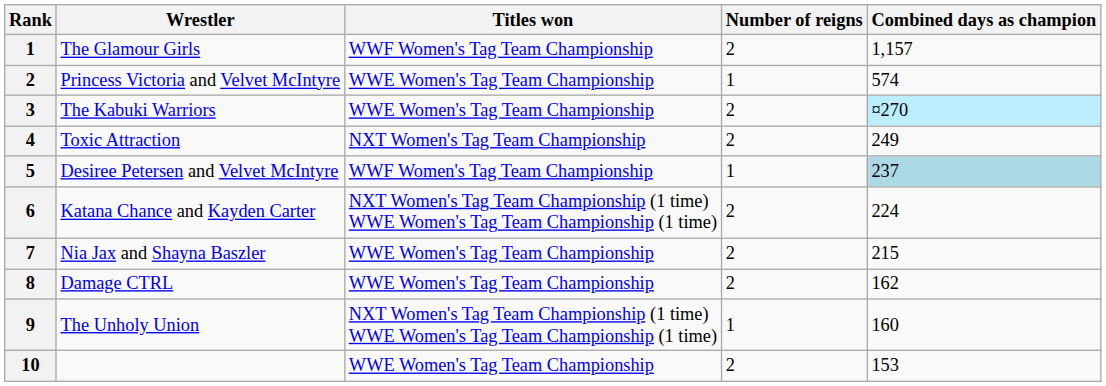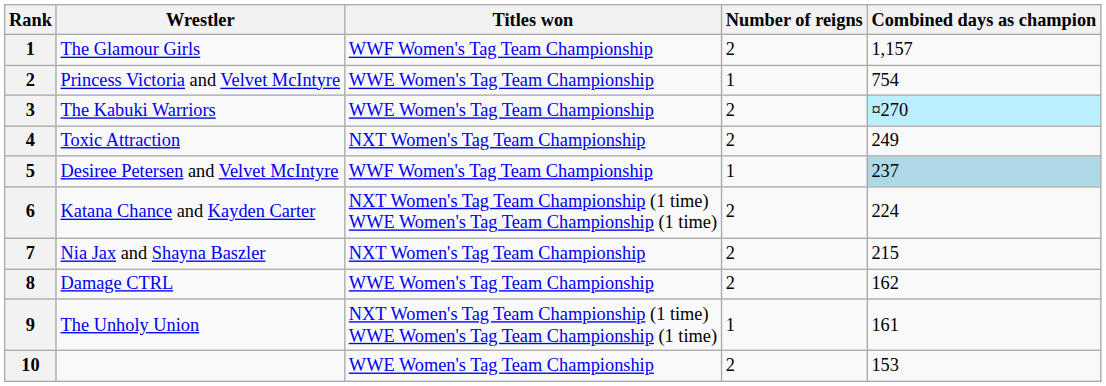(885, 79) 574 -> (885, 79) 754
(501, 252) WWE Women's Tag Team Championship -> (497, 252) NXT Women's Tag Team Championship
(885, 324) 160 -> (885, 324) 161
